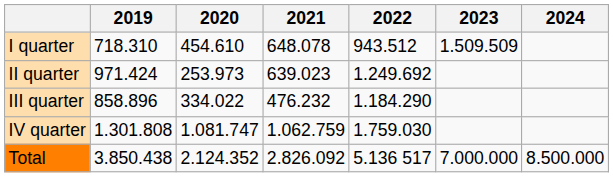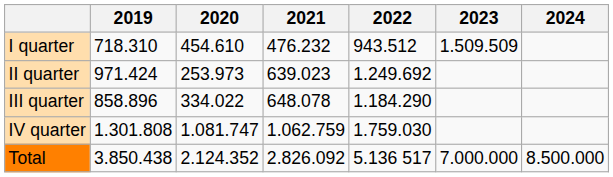(299, 46) 648.078 -> (299, 46) 476.232
(299, 102) 476.232 -> (299, 102) 648.078
